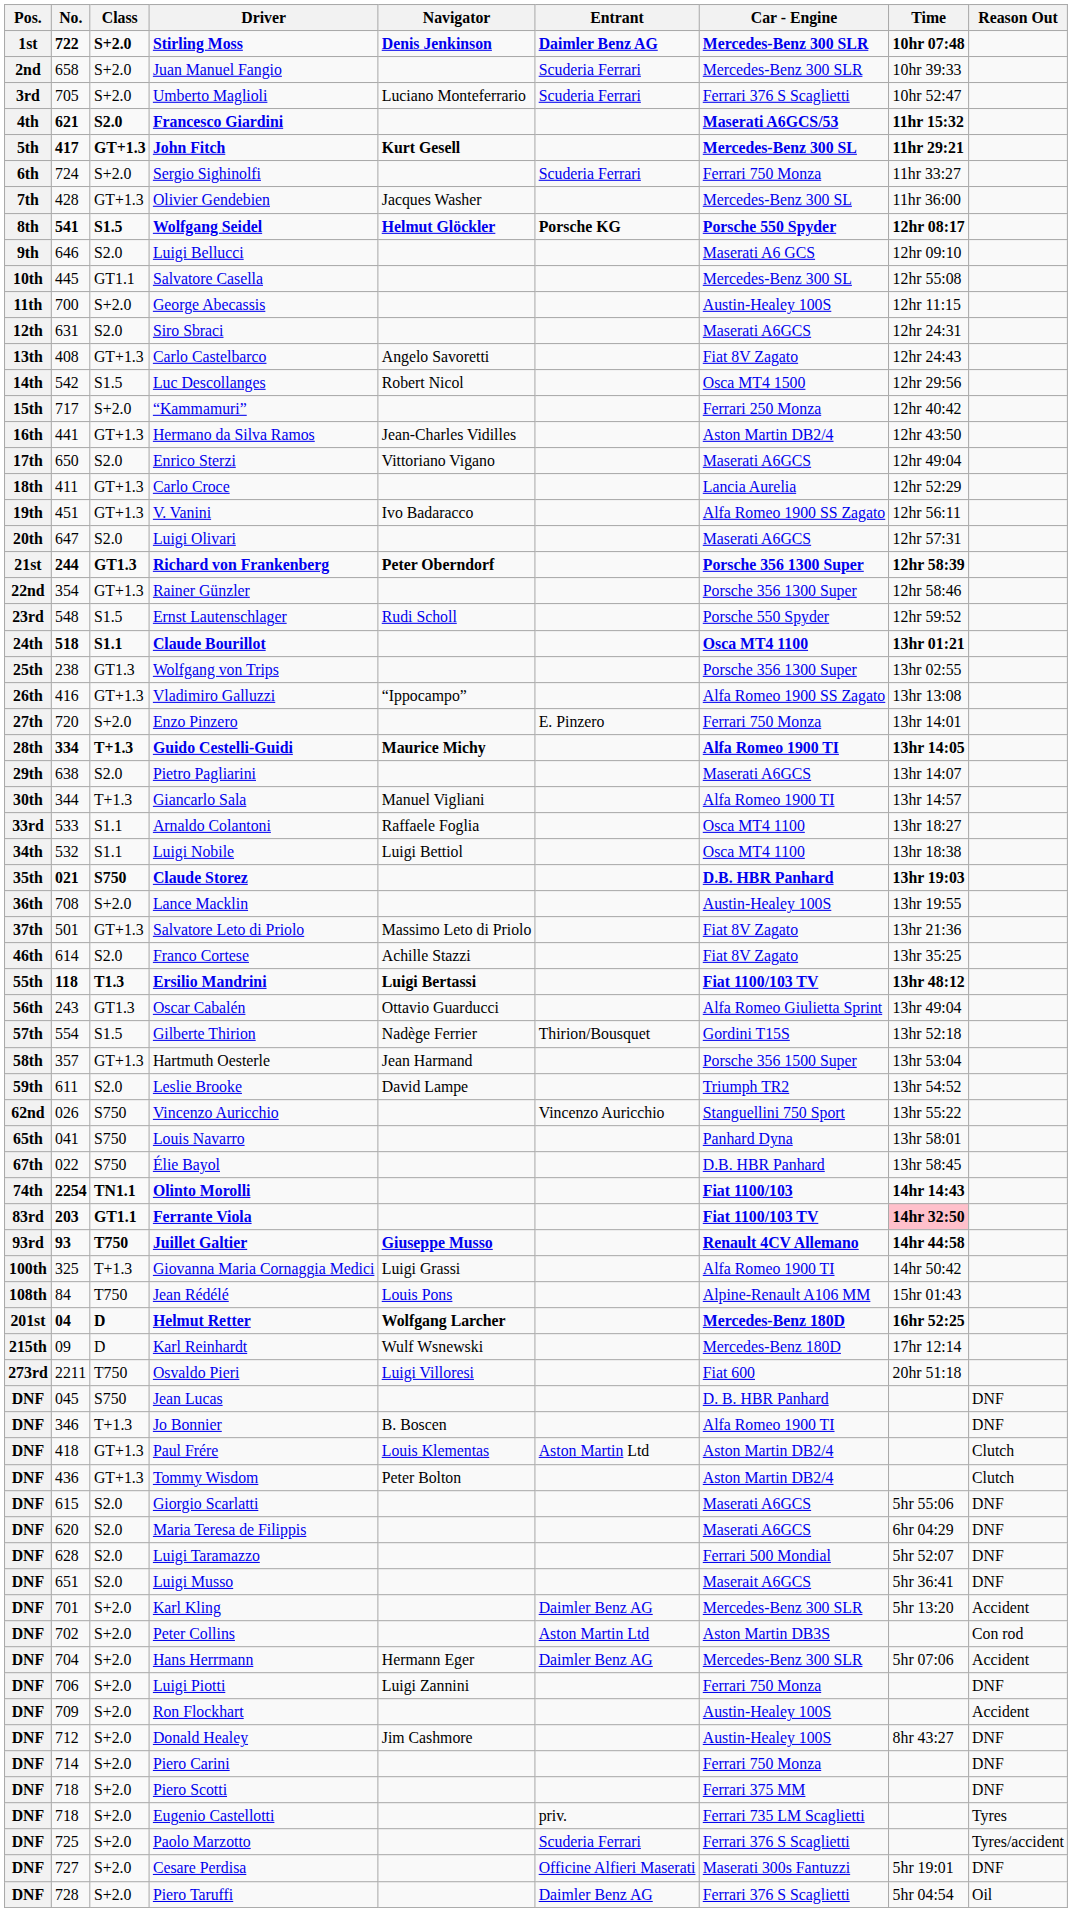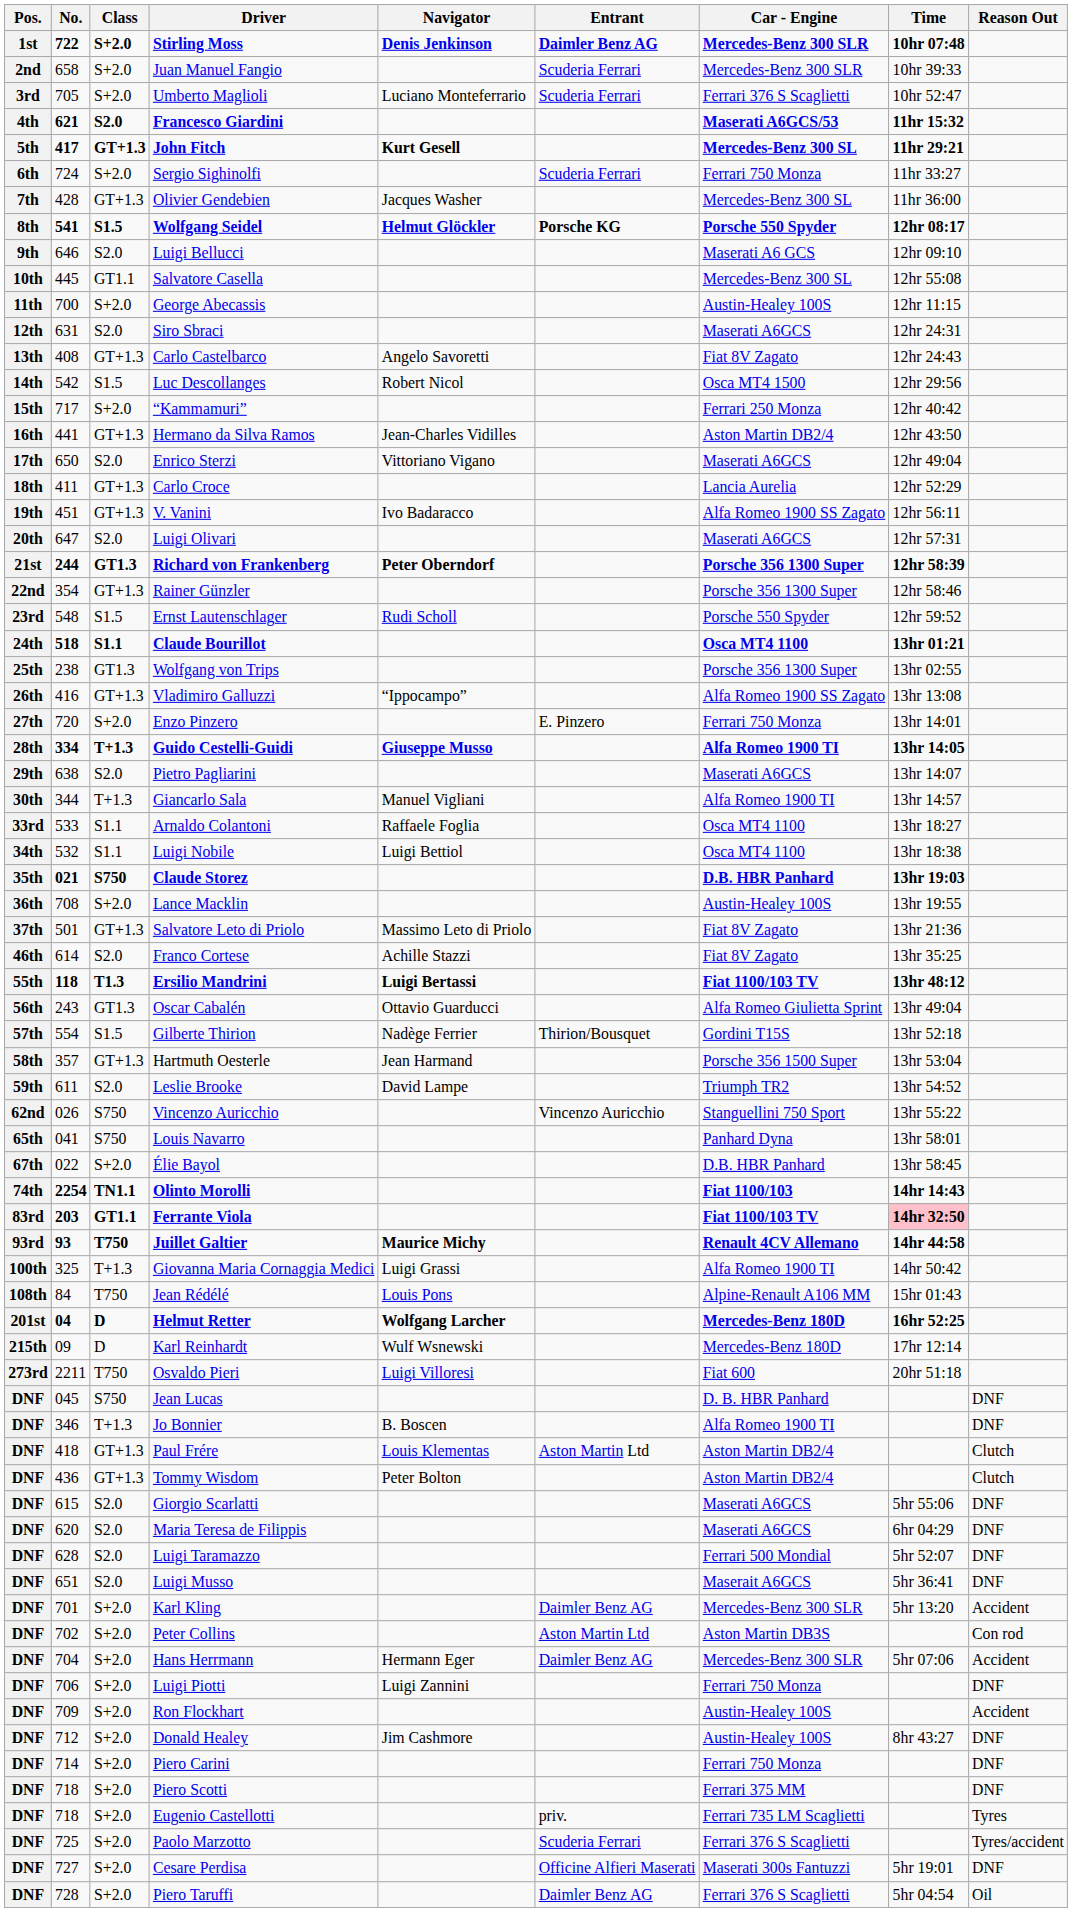(434, 747) Maurice Michy -> (437, 747) Giuseppe Musso
(110, 1164) S750 -> (113, 1164) S+2.0
(437, 1242) Giuseppe Musso -> (434, 1242) Maurice Michy
